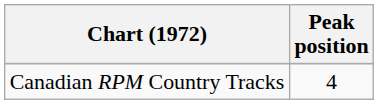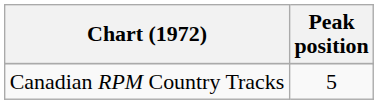(332, 81) 4 -> (332, 81) 5
